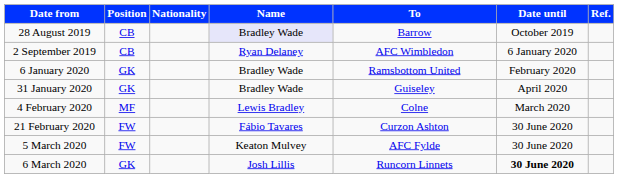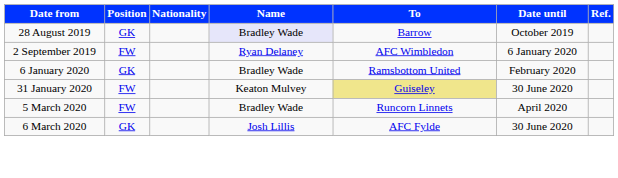(127, 33) CB -> (127, 33) GK
(127, 51) CB -> (127, 51) FW
(127, 89) GK -> (127, 89) FW
(271, 89) Bradley Wade -> (271, 89) Keaton Mulvey
(415, 89) no background -> (415, 89) khaki background
(542, 89) April 2020 -> (542, 89) 30 June 2020
- row: (54, 108)
- row: (54, 126)
(271, 145) Keaton Mulvey -> (271, 108) Bradley Wade
(415, 145) AFC Fylde -> (415, 108) Runcorn Linnets
(542, 145) 30 June 2020 -> (542, 108) April 2020
(415, 164) Runcorn Linnets -> (415, 126) AFC Fylde
(542, 164) bold -> (542, 126) normal
